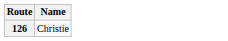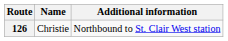+ column: (147, 12)
